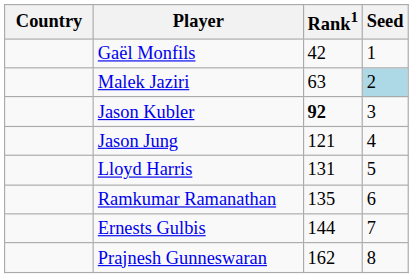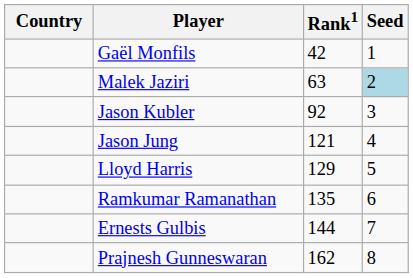(317, 111) bold -> (317, 111) normal
(321, 169) 131 -> (321, 169) 129
